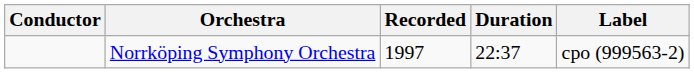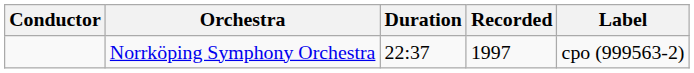columns swapped: (425, 20) <-> (514, 20)
